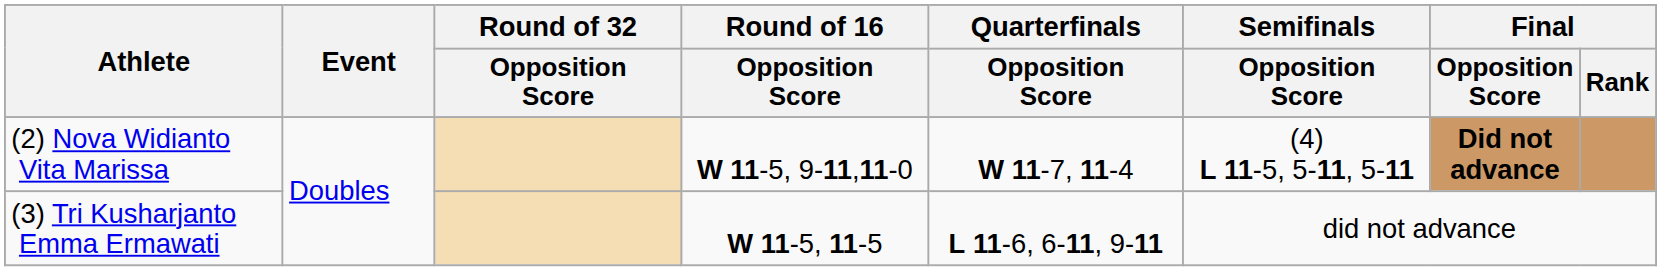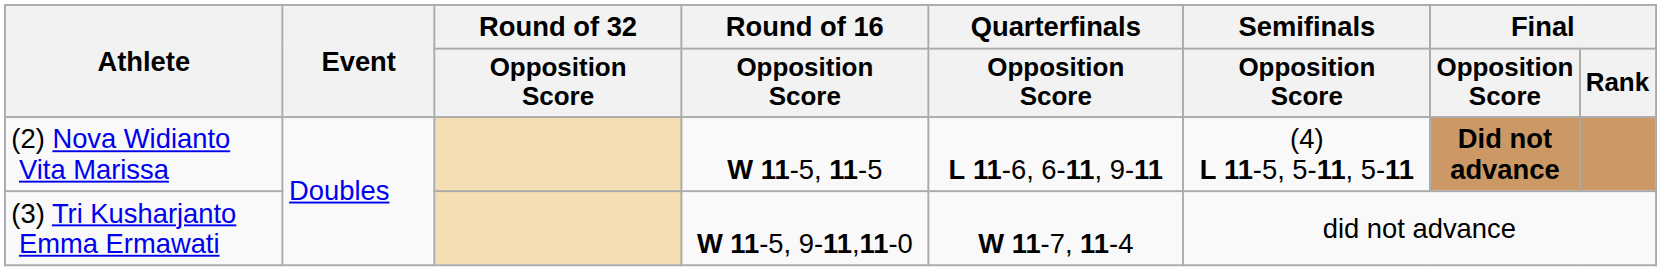(805, 170) W 11-5, 9-11,11-0 -> (805, 170) W 11-5, 11-5
(1056, 170) W 11-7, 11-4 -> (1056, 170) L 11-6, 6-11, 9-11
(805, 243) W 11-5, 11-5 -> (805, 243) W 11-5, 9-11,11-0
(1056, 243) L 11-6, 6-11, 9-11 -> (1056, 243) W 11-7, 11-4
